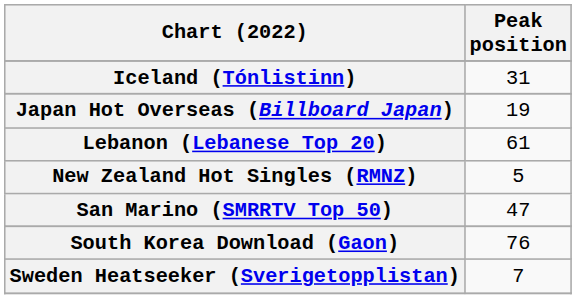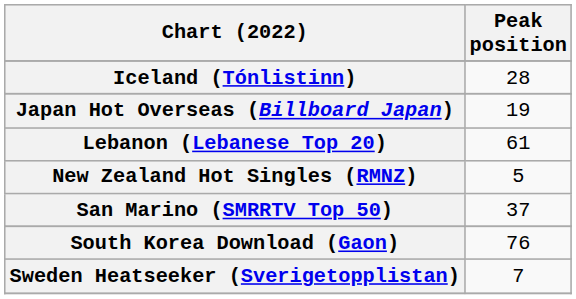(518, 78) 31 -> (518, 78) 28
(518, 210) 47 -> (518, 210) 37
